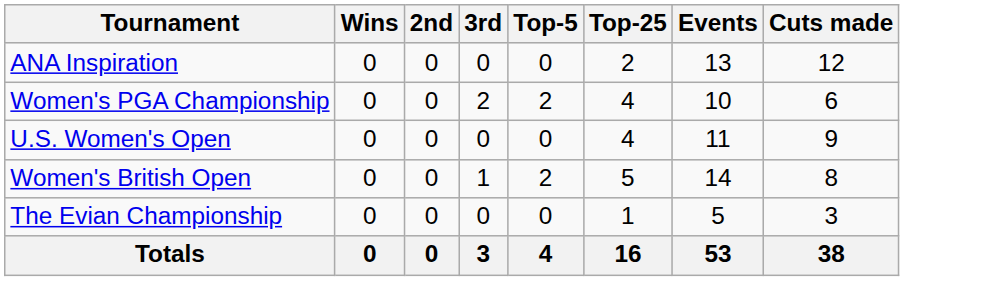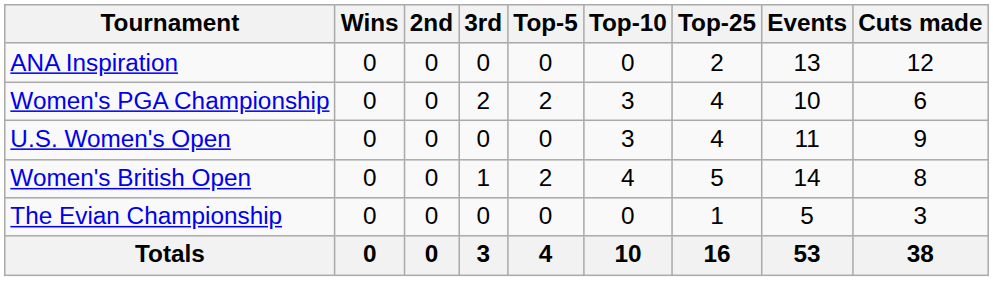+ column: (628, 23)
